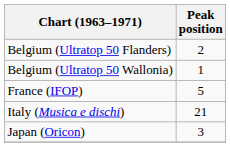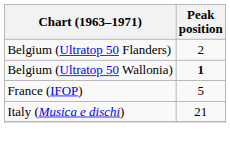(201, 70) normal -> (201, 70) bold
- row: (46, 132)
